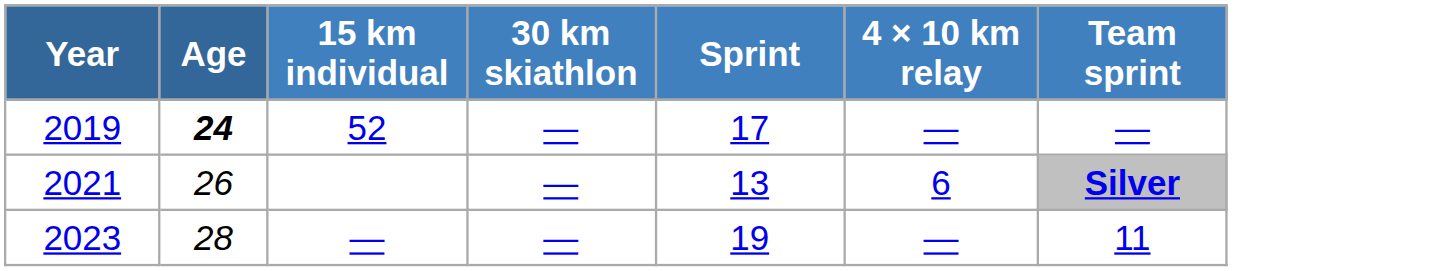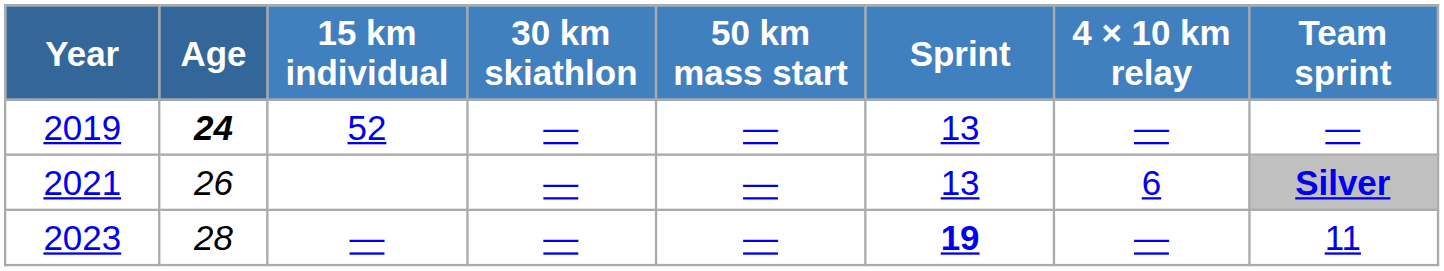+ column: (761, 53)
(750, 127) 17 -> (960, 127) 13
(750, 238) normal -> (960, 238) bold
